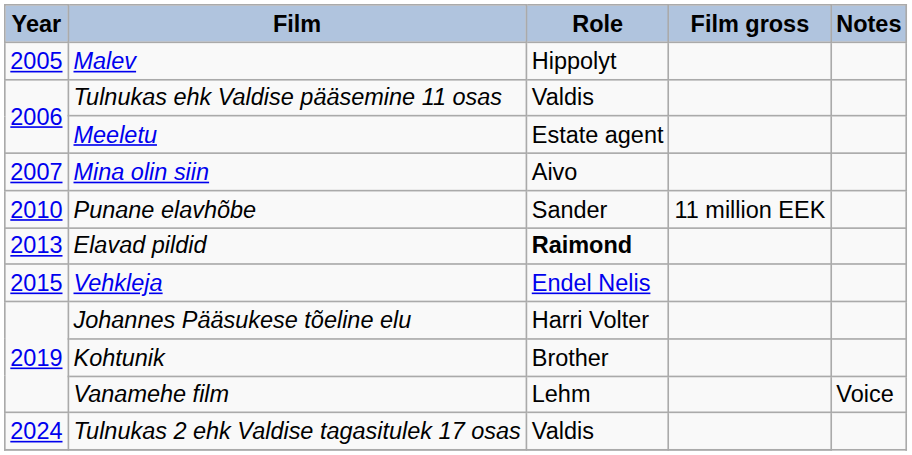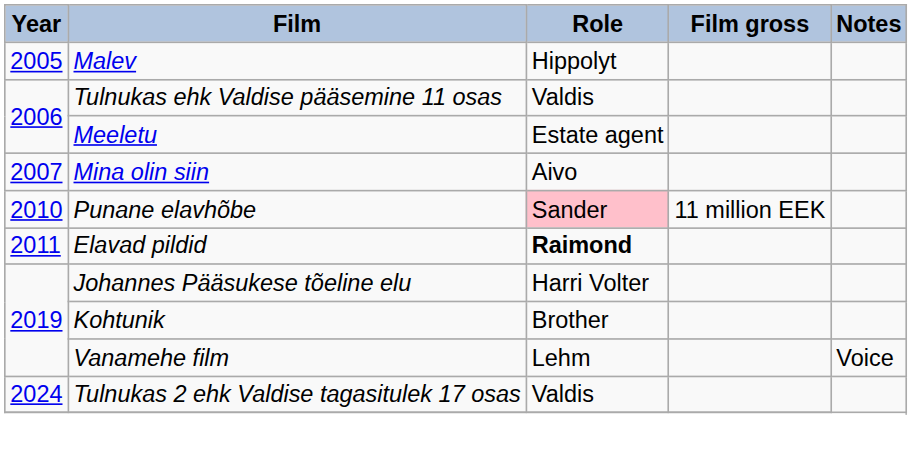(570, 209) no background -> (570, 209) pink background
(36, 246) 2013 -> (36, 246) 2011
- row: (118, 283)
